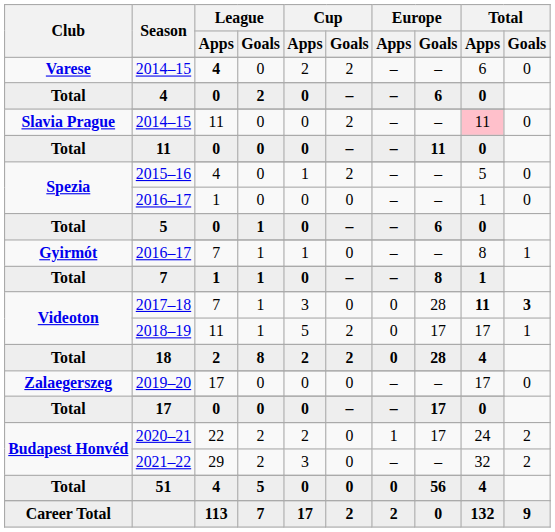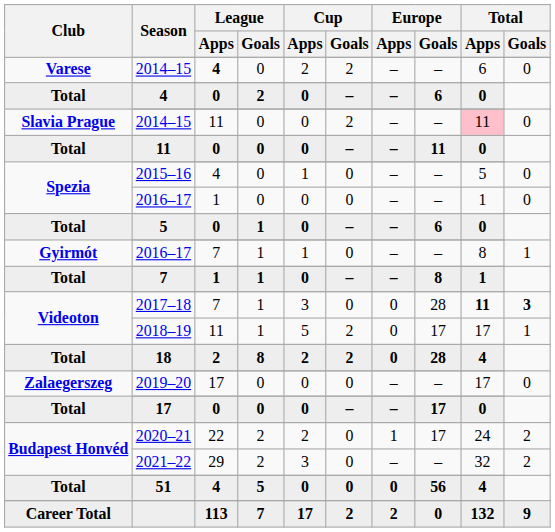(349, 174) 2 -> (349, 174) 0
